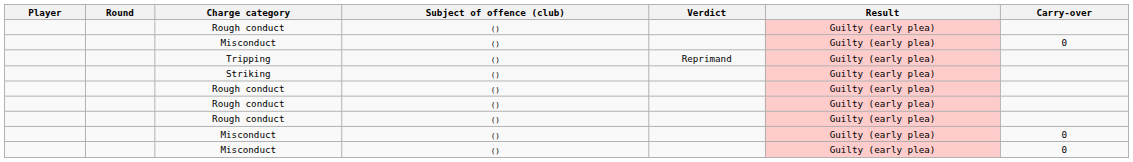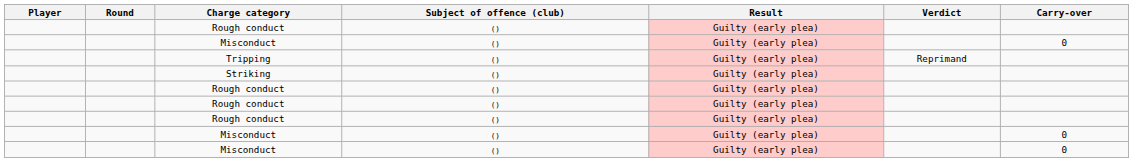columns swapped: (883, 12) <-> (707, 12)
